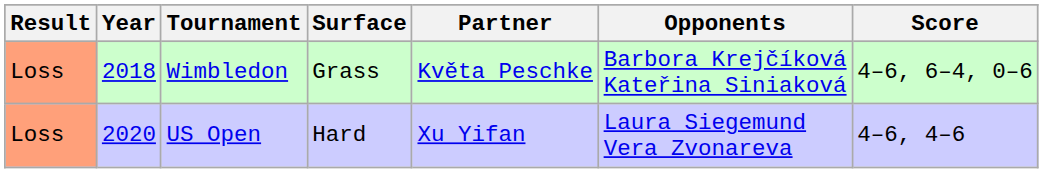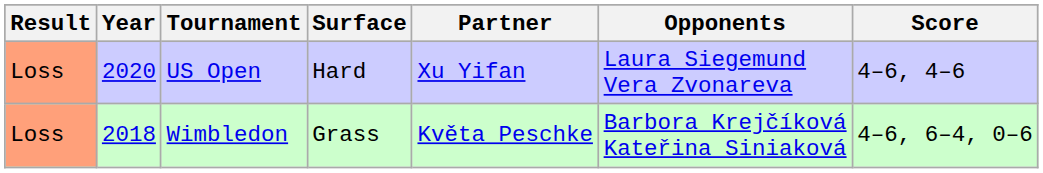rows swapped: (227, 73) <-> (214, 135)
